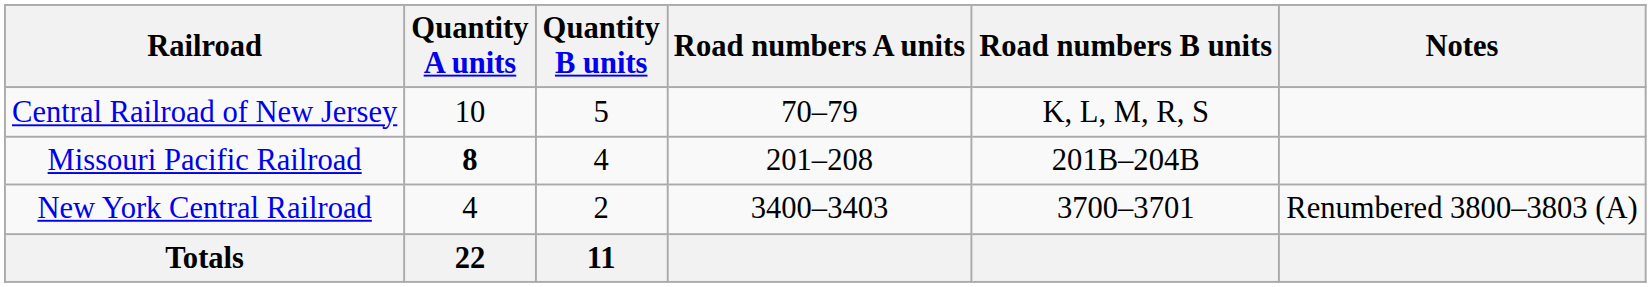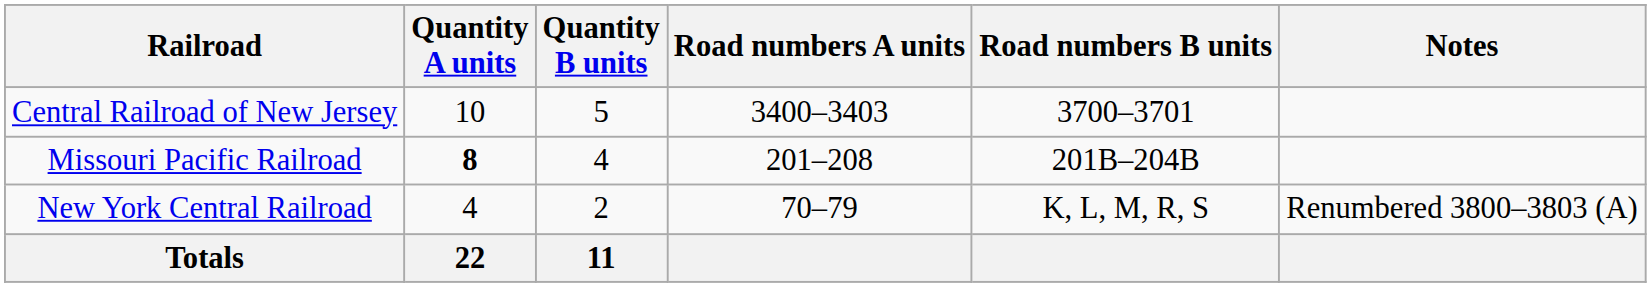(820, 111) 70–79 -> (820, 111) 3400–3403
(1126, 111) K, L, M, R, S -> (1126, 111) 3700–3701
(820, 208) 3400–3403 -> (820, 208) 70–79
(1126, 208) 3700–3701 -> (1126, 208) K, L, M, R, S
